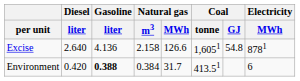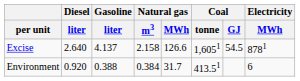(106, 48) 4.136 -> (106, 48) 4.137
(234, 48) 54.8 -> (234, 48) 54.5
(75, 67) 0.420 -> (75, 67) 0.920
(106, 67) bold -> (106, 67) normal
